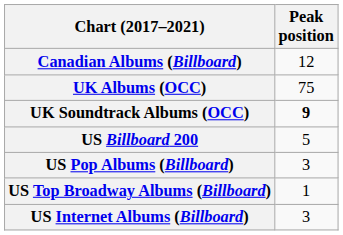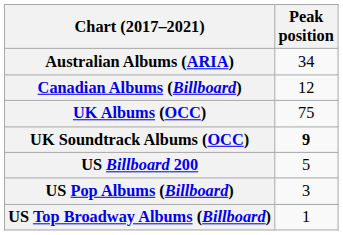+ row: (140, 61)
- row: (140, 216)
